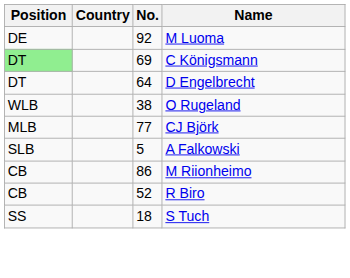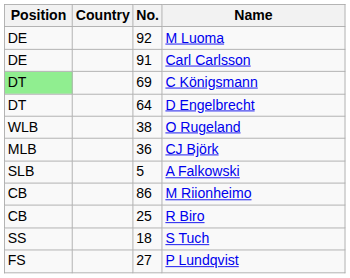+ row: (208, 60)
(144, 127) 77 -> (144, 149) 36
(144, 194) 52 -> (144, 216) 25
+ row: (202, 261)
